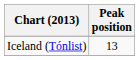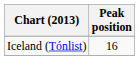(112, 45) 13 -> (112, 45) 16
